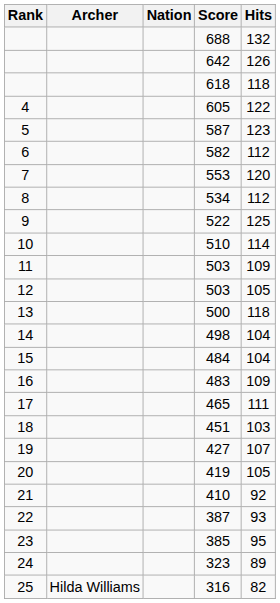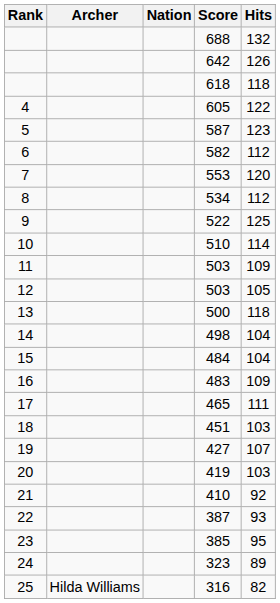(258, 472) 105 -> (258, 472) 103
